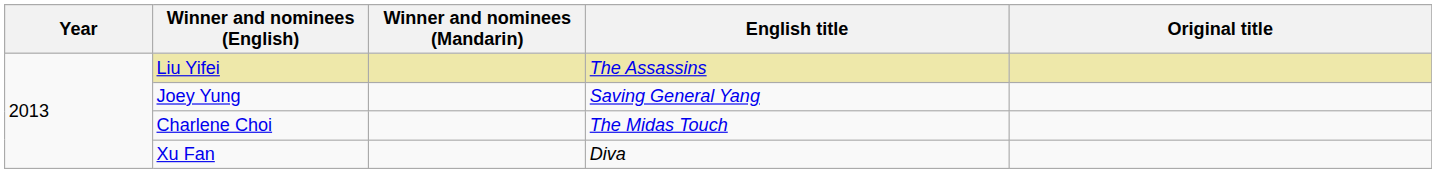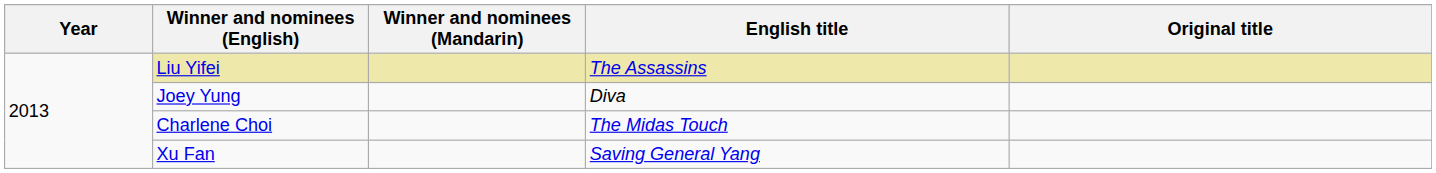(675, 96) Saving General Yang -> (608, 96) Diva
(608, 153) Diva -> (675, 153) Saving General Yang
